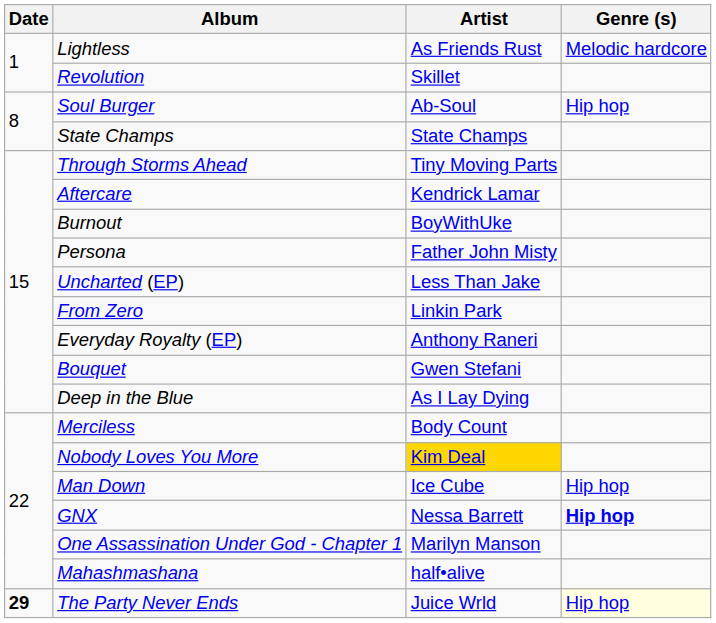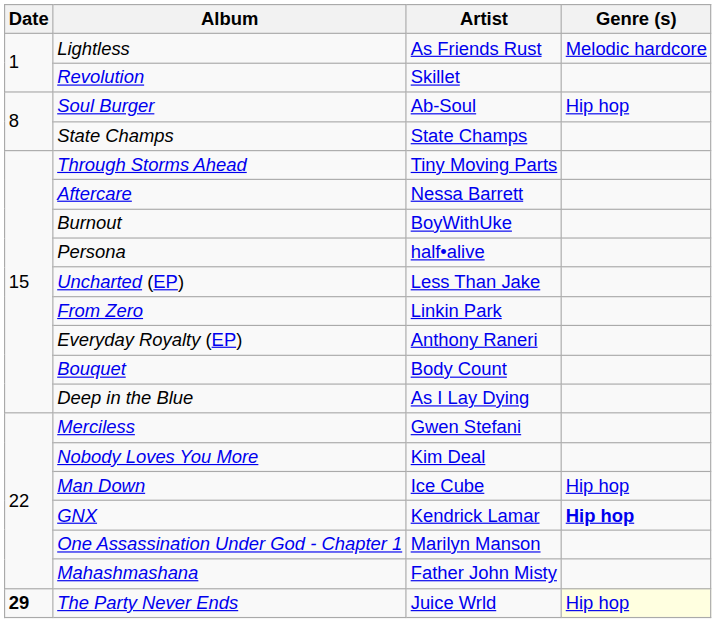(475, 194) Kendrick Lamar -> (467, 194) Nessa Barrett
(484, 252) Father John Misty -> (448, 252) half•alive
(466, 369) Gwen Stefani -> (459, 369) Body Count
(459, 427) Body Count -> (466, 427) Gwen Stefani
(448, 456) gold background -> (448, 456) no background
(467, 515) Nessa Barrett -> (475, 515) Kendrick Lamar
(448, 573) half•alive -> (484, 573) Father John Misty
